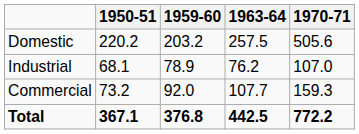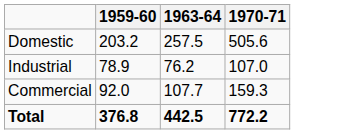- column: (128, 16)
